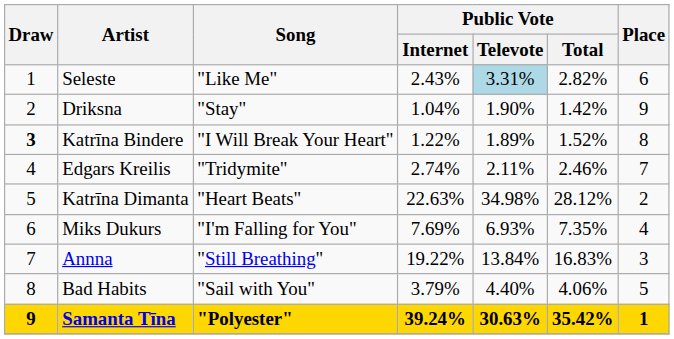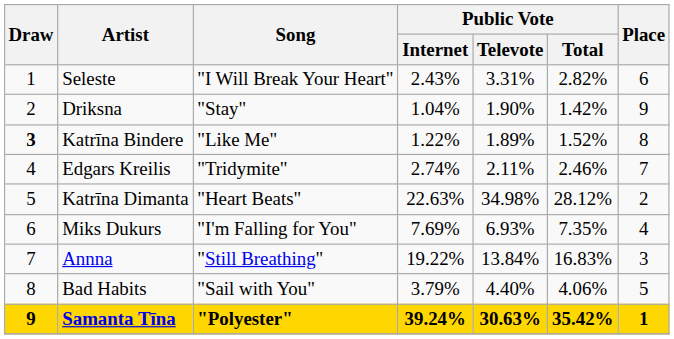(237, 79) "Like Me" -> (295, 79) "I Will Break Your Heart"
(510, 79) lightblue background -> (510, 79) no background
(295, 139) "I Will Break Your Heart" -> (237, 139) "Like Me"
